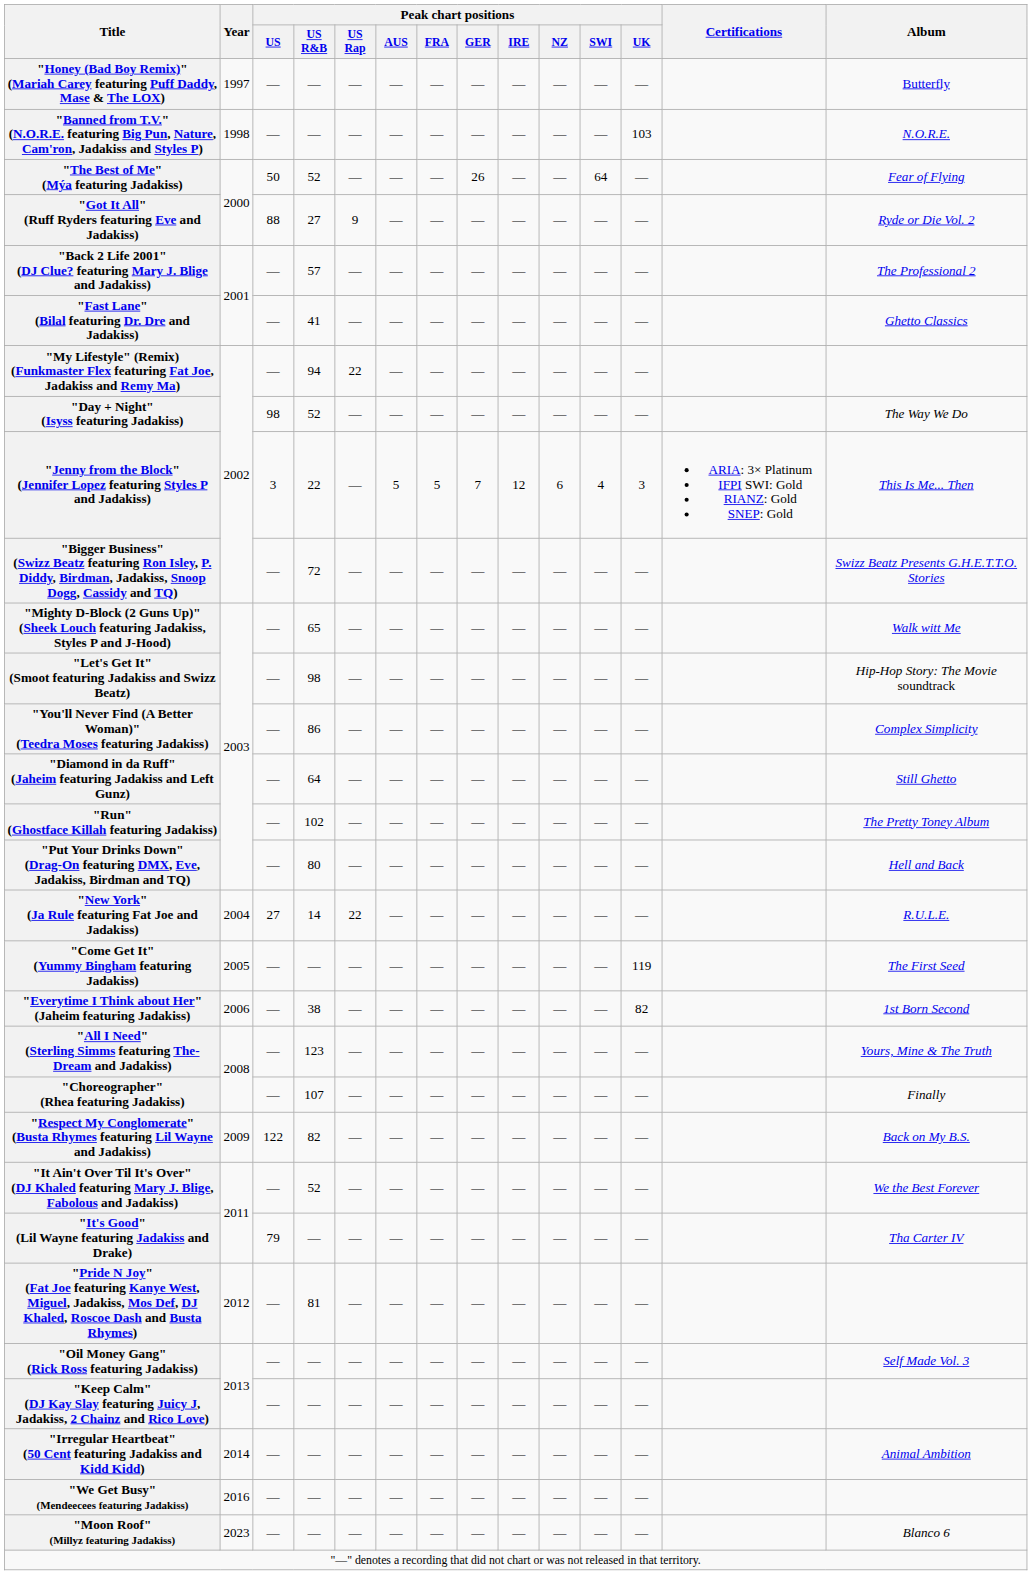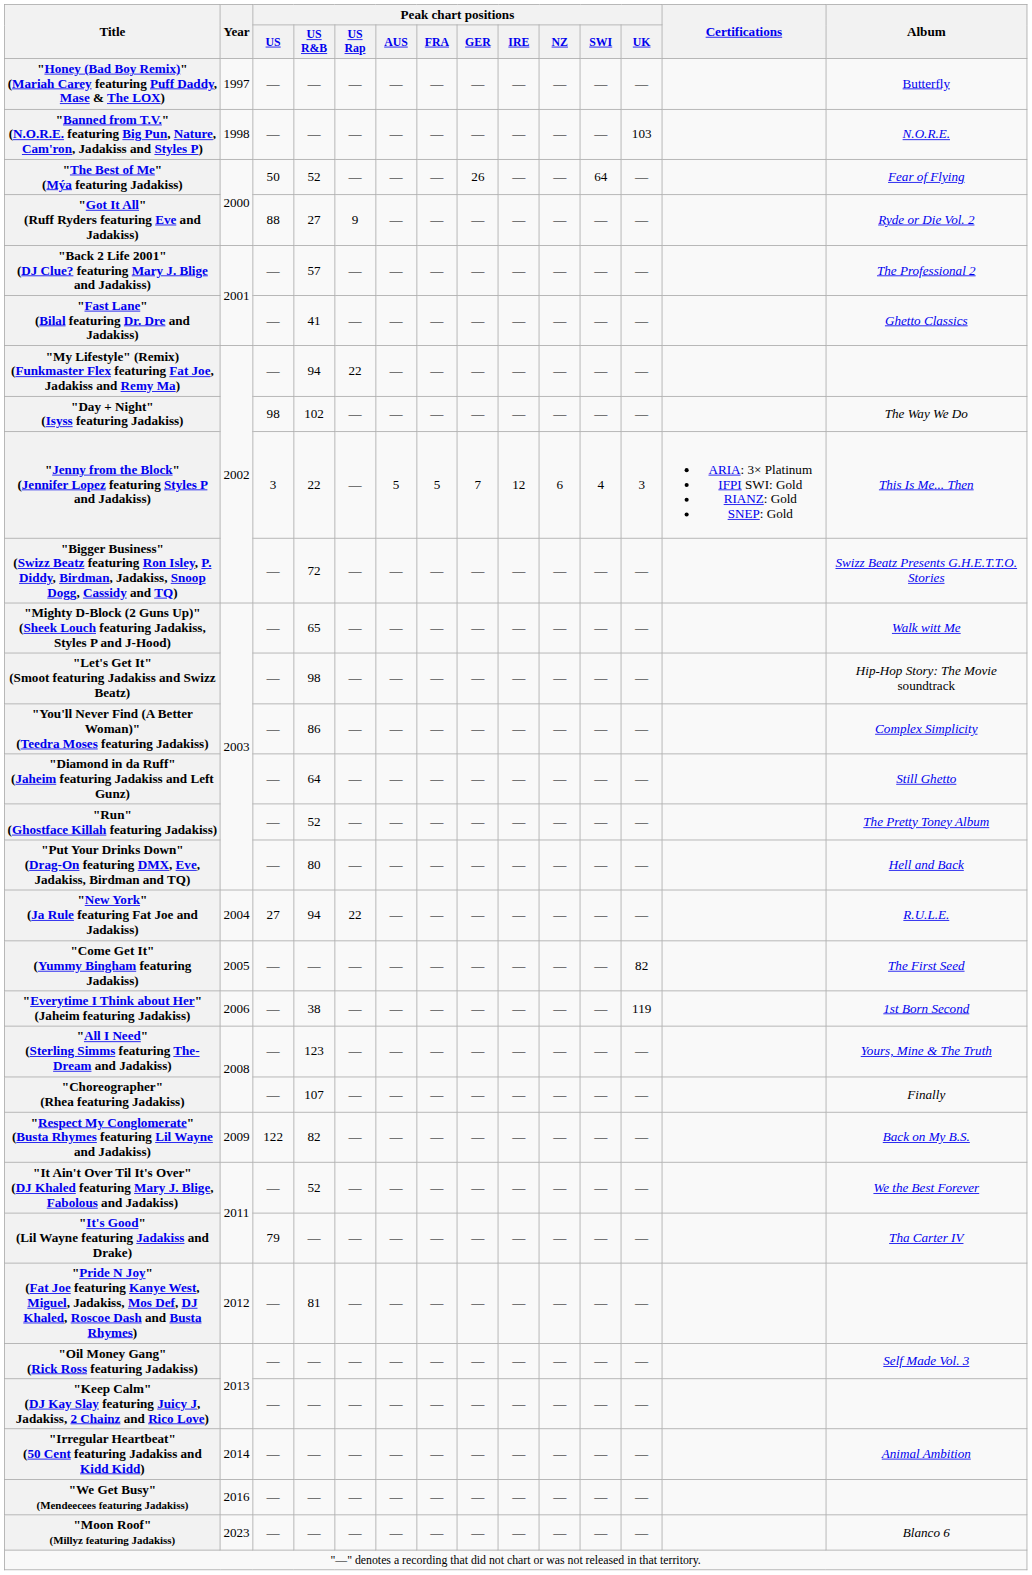(314, 414) 52 -> (314, 414) 102
(314, 822) 102 -> (314, 822) 52
(314, 915) 14 -> (314, 915) 94
(642, 965) 119 -> (642, 965) 82
(642, 1008) 82 -> (642, 1008) 119
